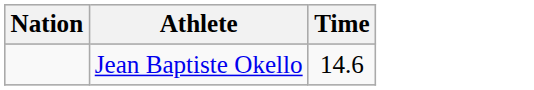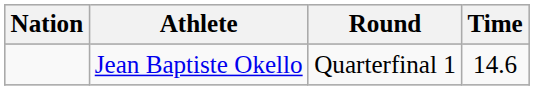+ column: (385, 24)
